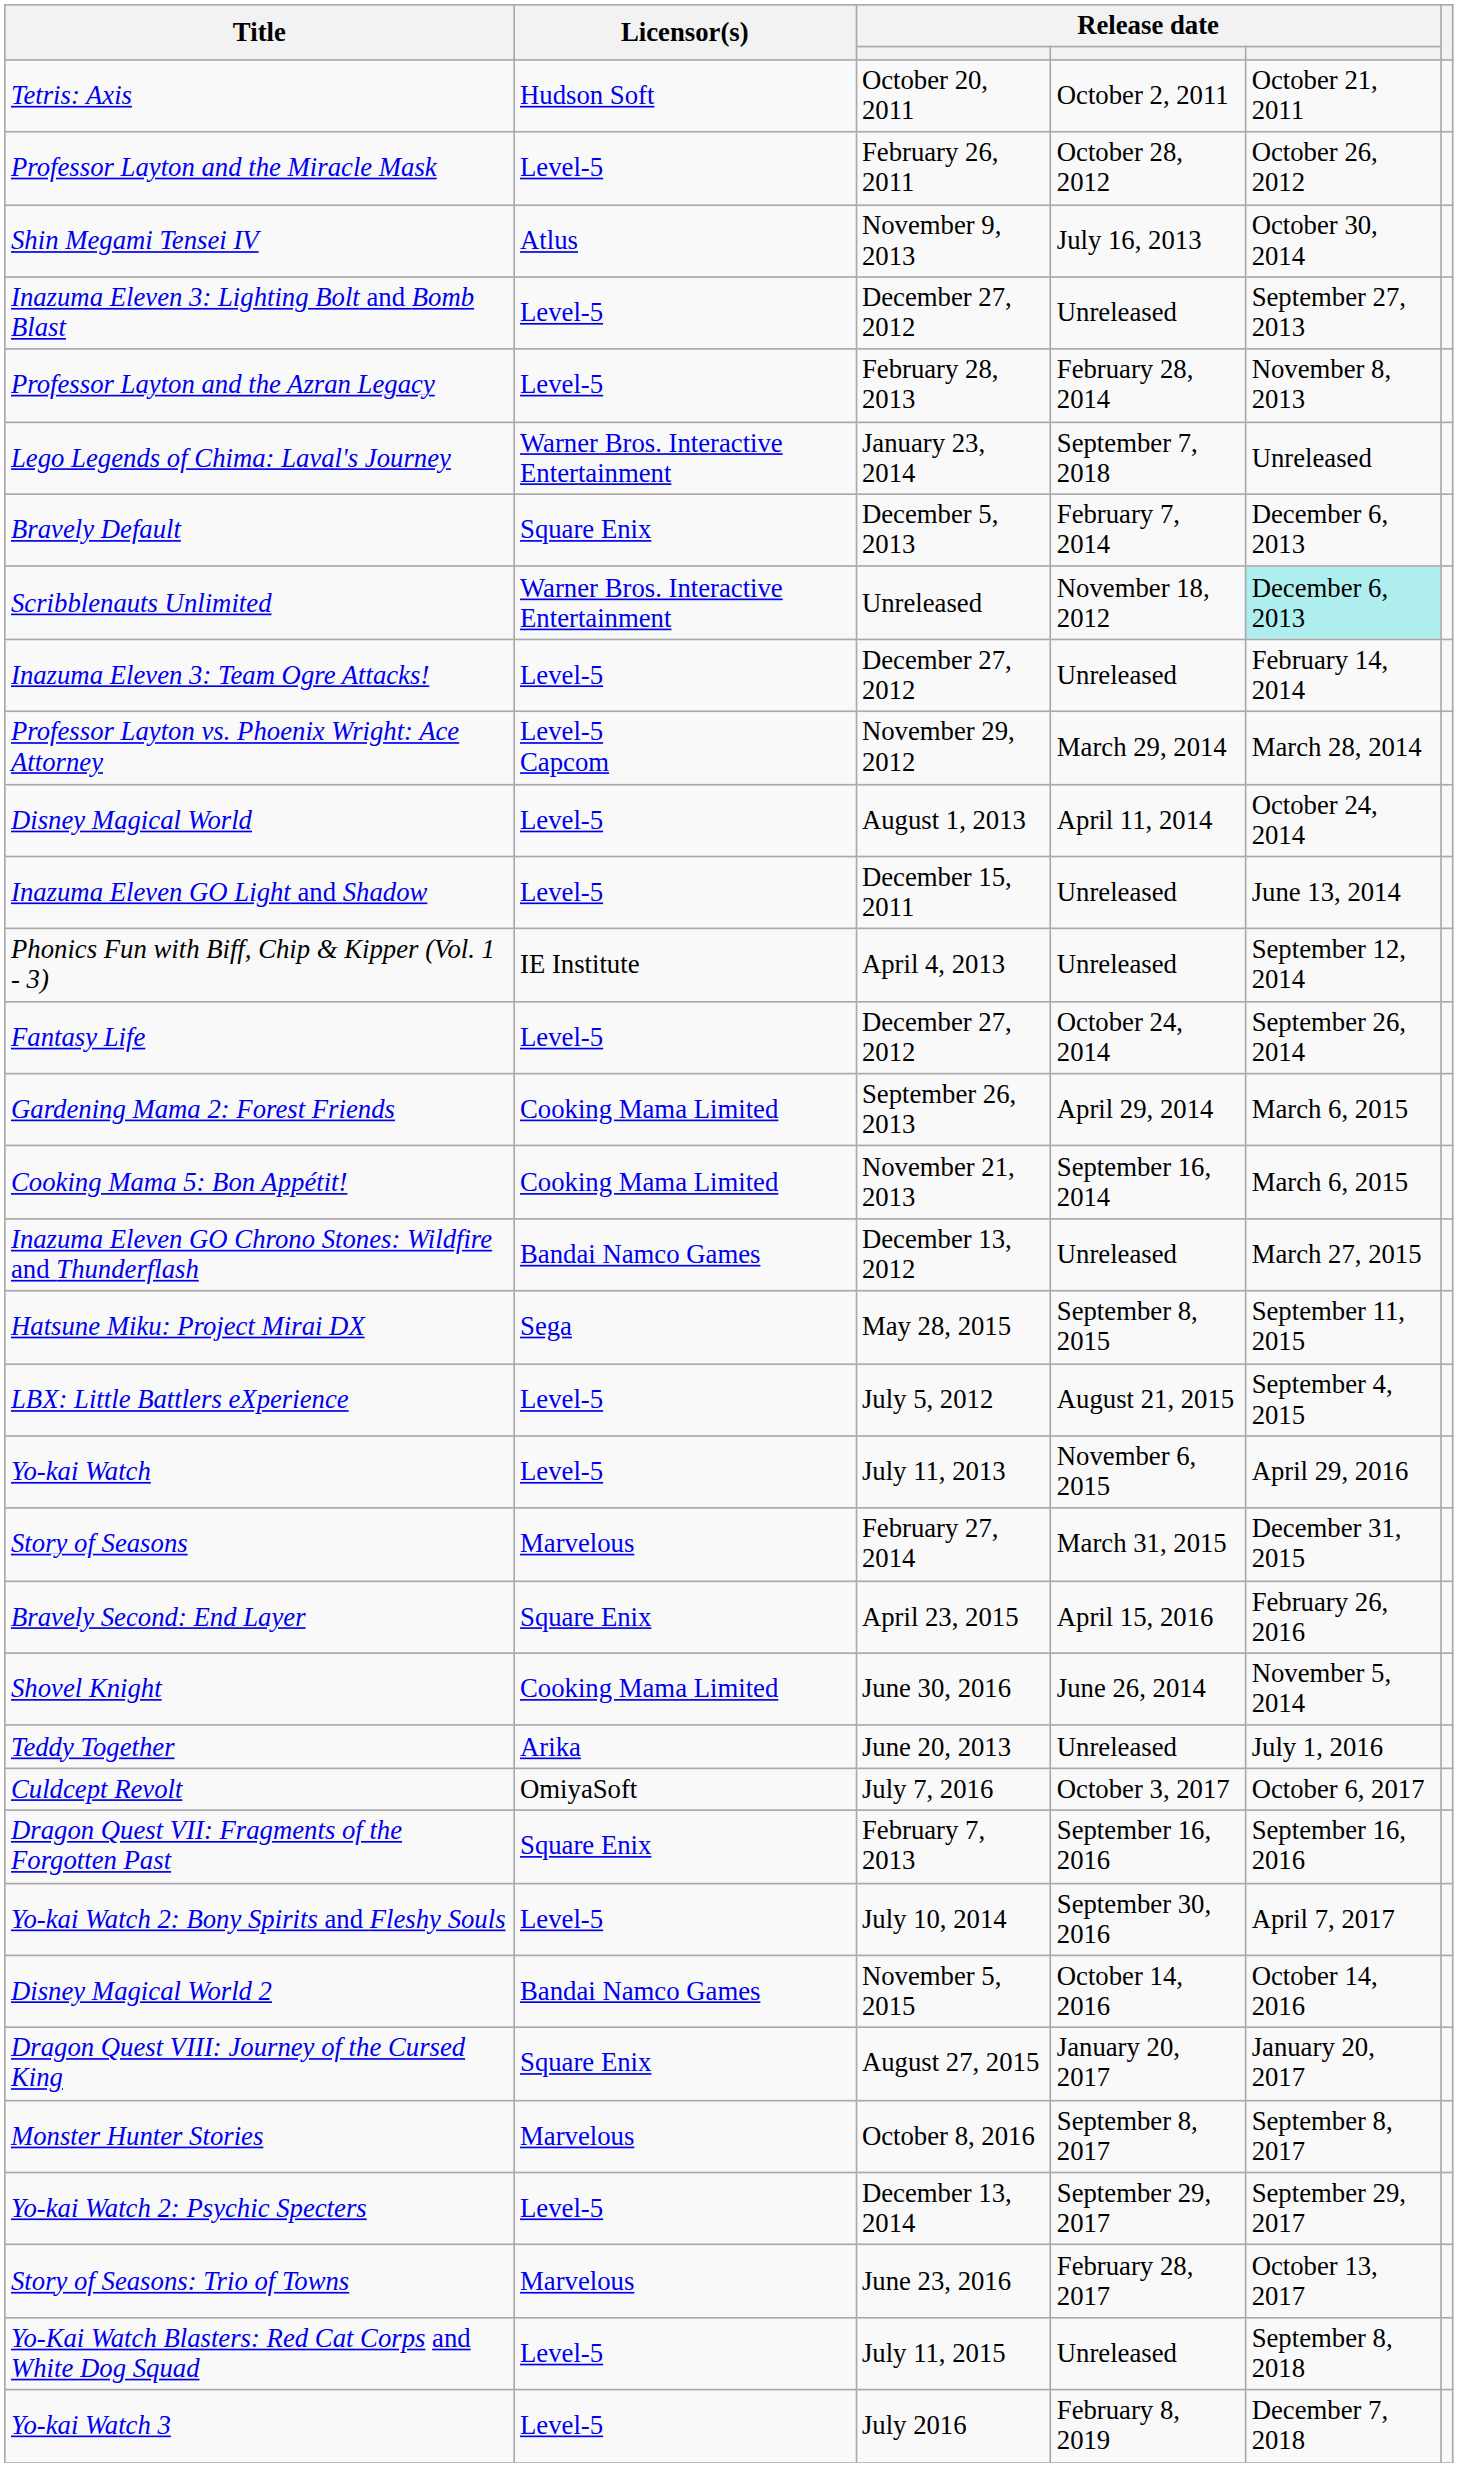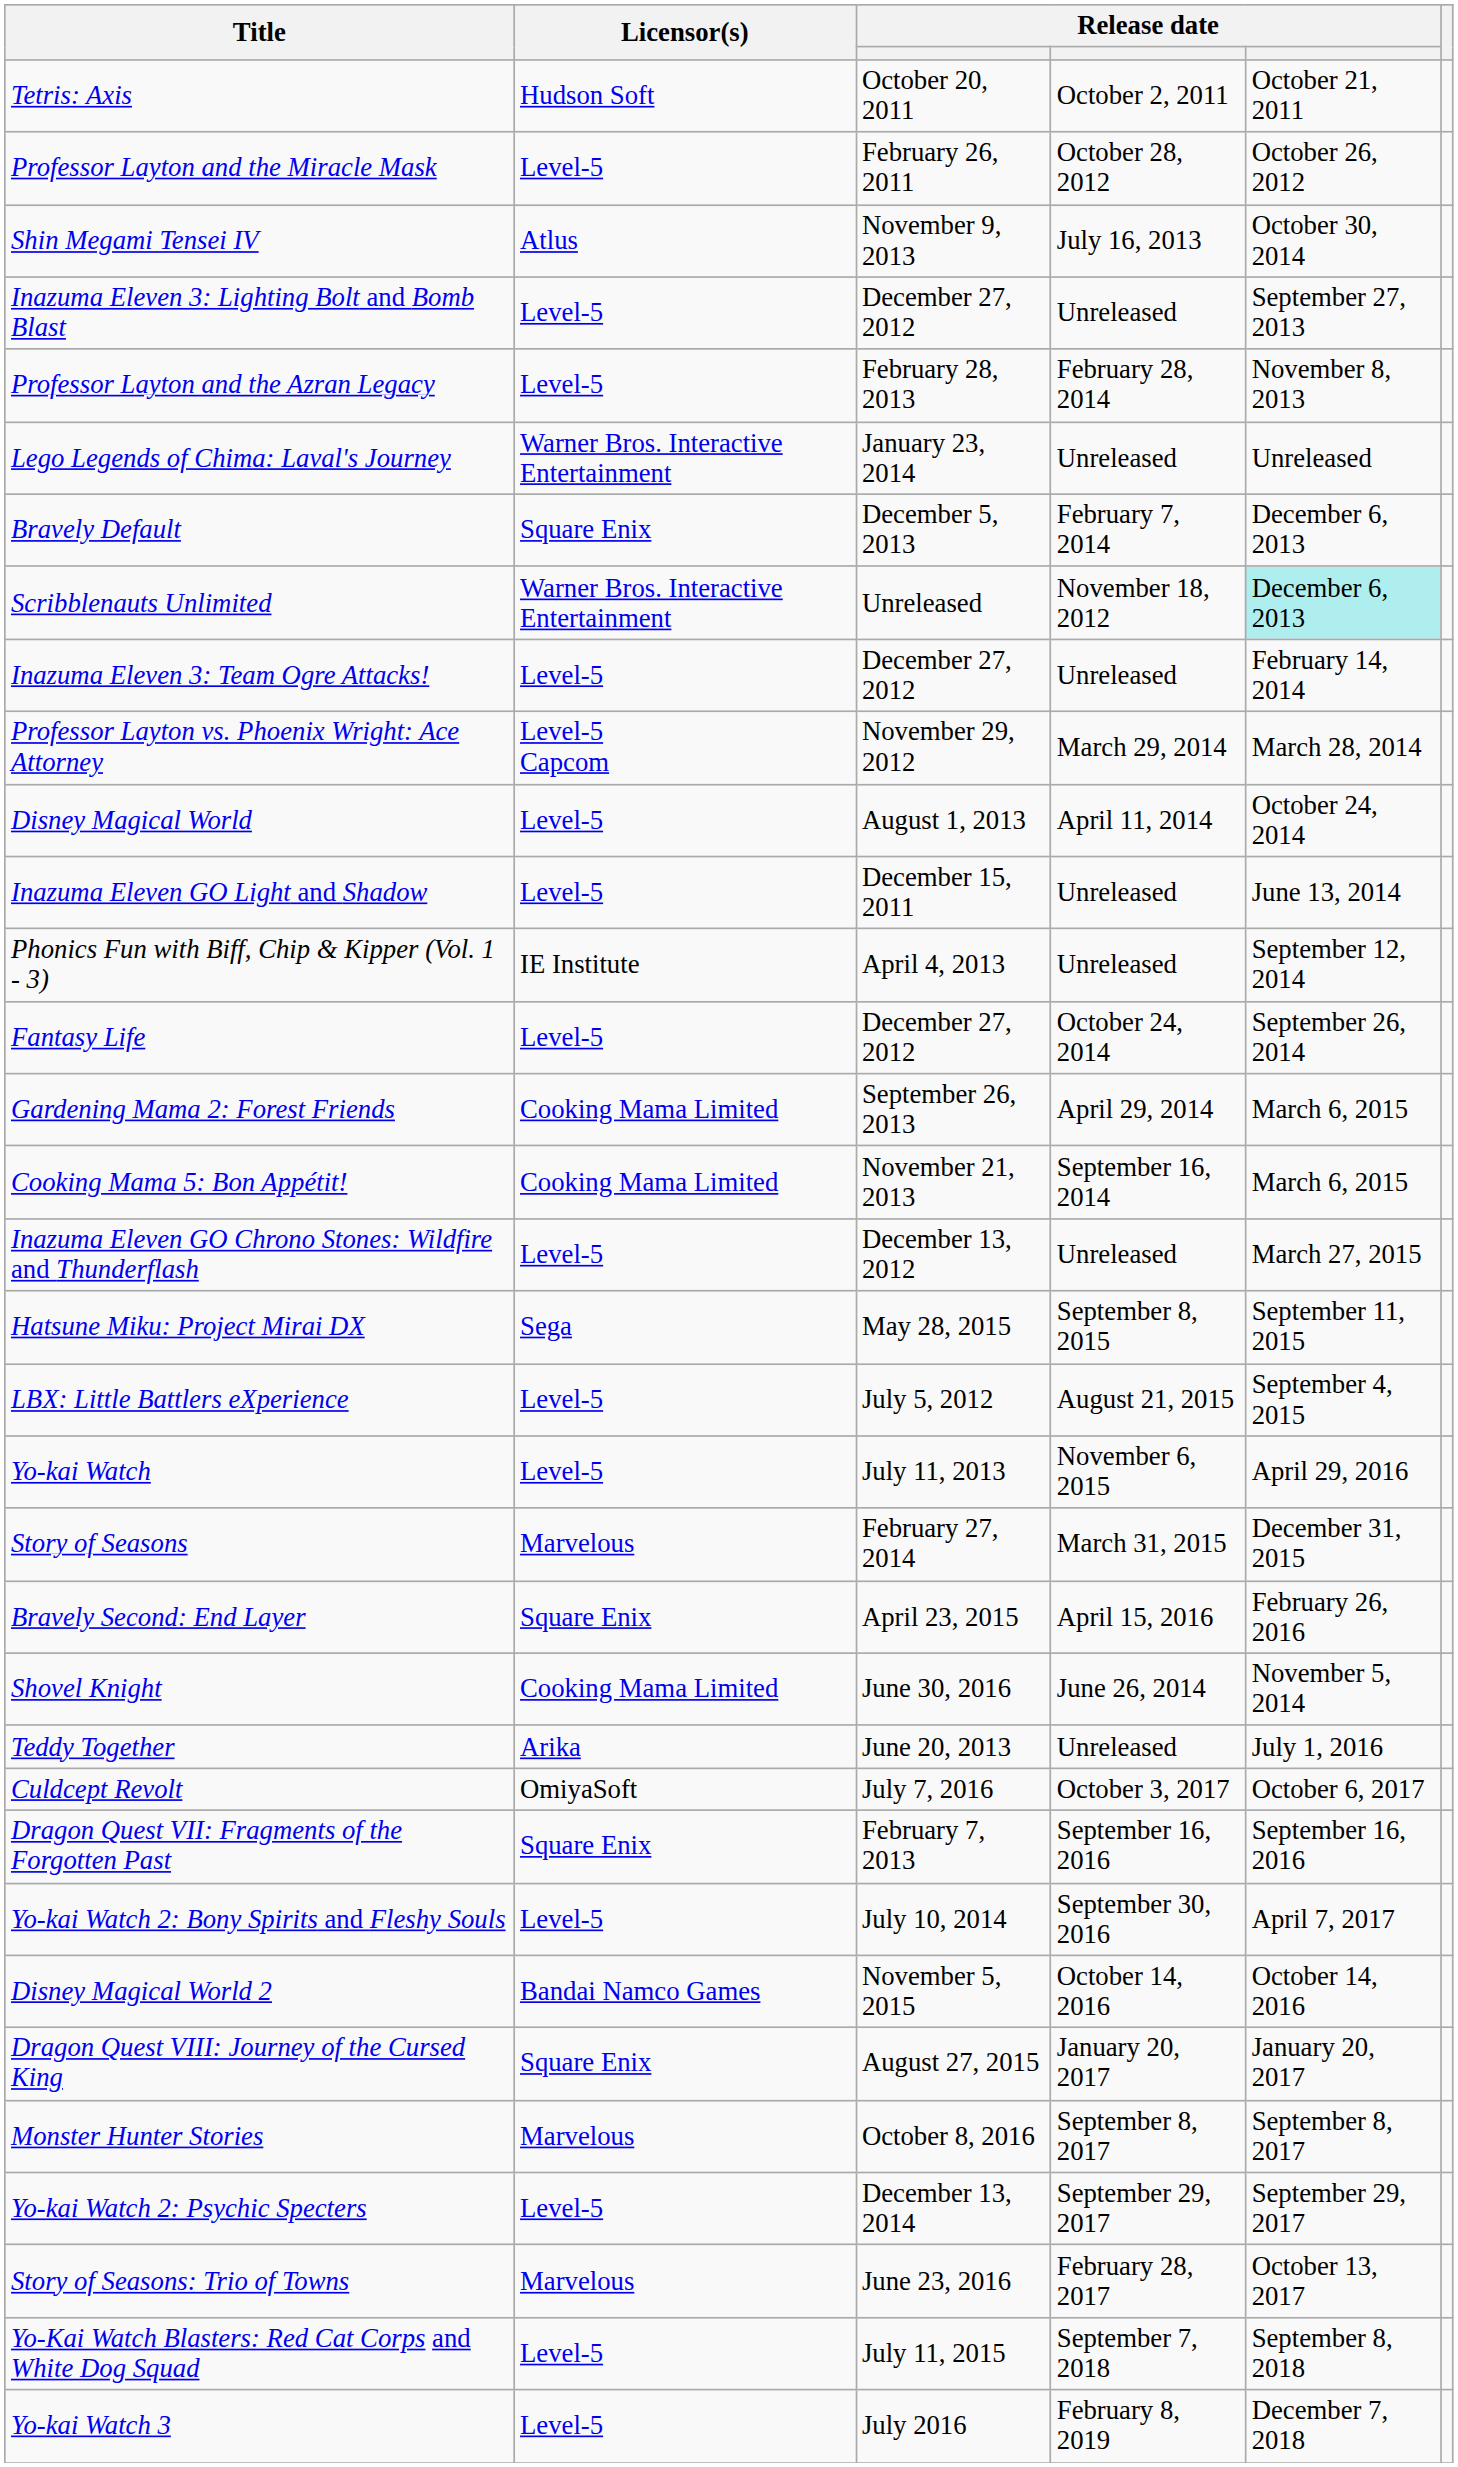(1127, 457) September 7, 2018 -> (1117, 457) Unreleased
(640, 1254) Bandai Namco Games -> (562, 1254) Level-5
(1117, 2353) Unreleased -> (1127, 2353) September 7, 2018
